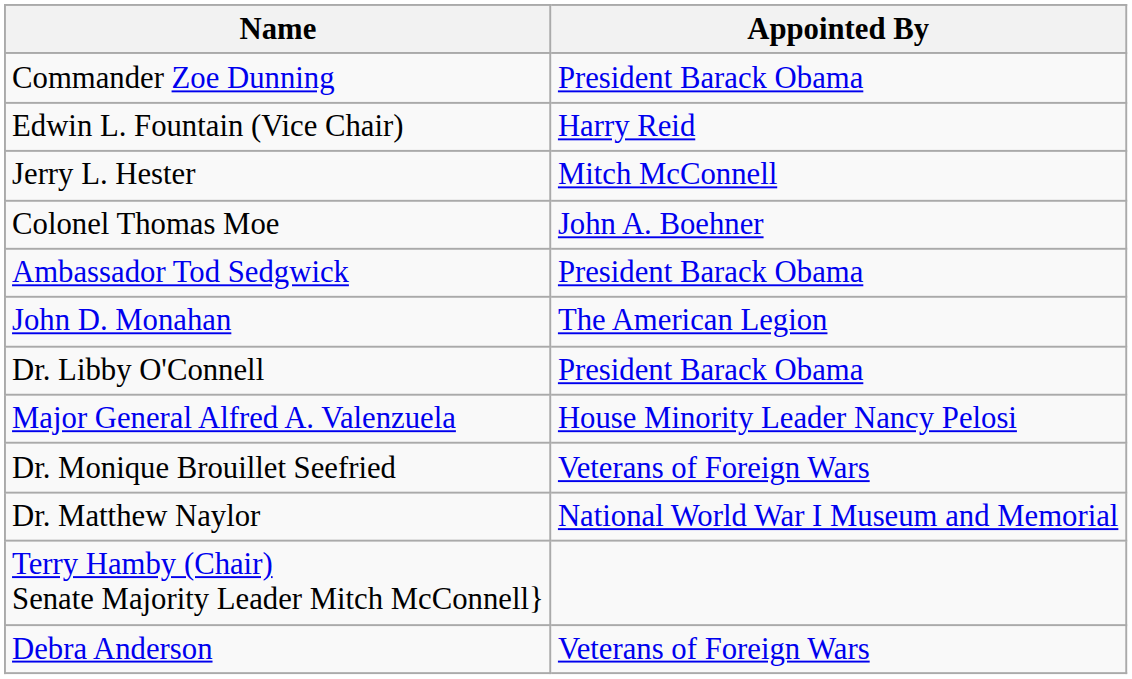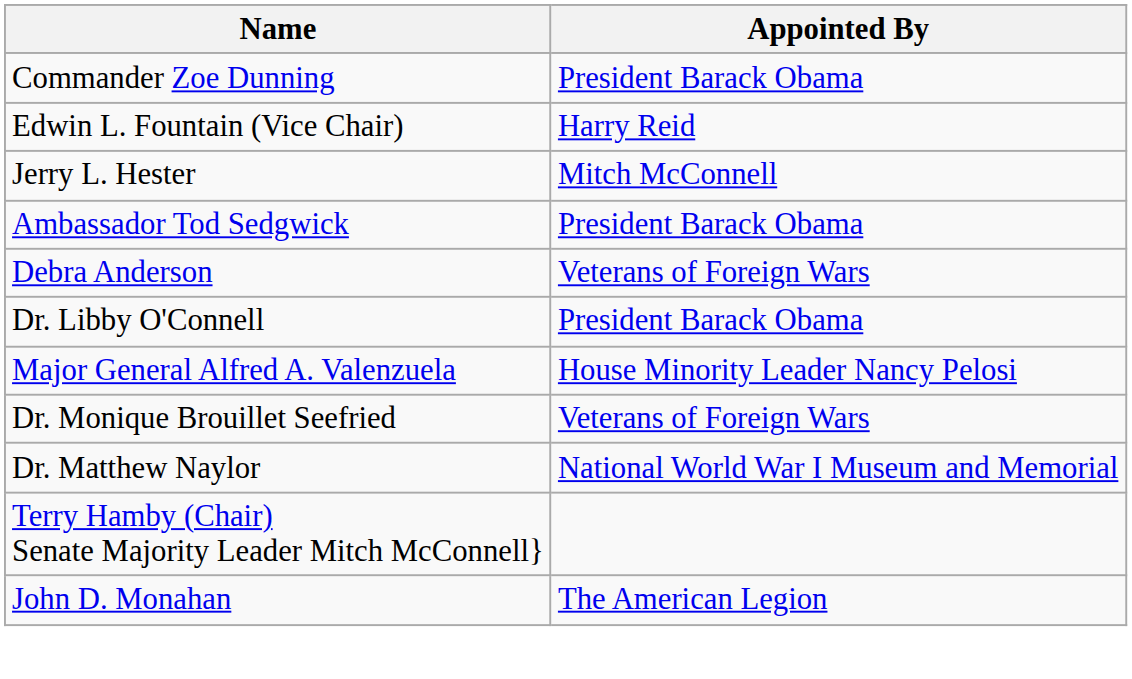- row: (146, 223)
rows swapped: (122, 321) <-> (112, 648)
